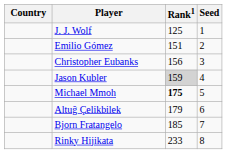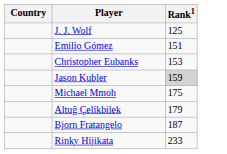- column: (209, 13)
(175, 62) 156 -> (175, 62) 153
(175, 93) bold -> (175, 93) normal
(175, 125) 185 -> (175, 125) 187
